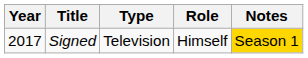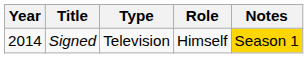(25, 40) 2017 -> (25, 40) 2014
